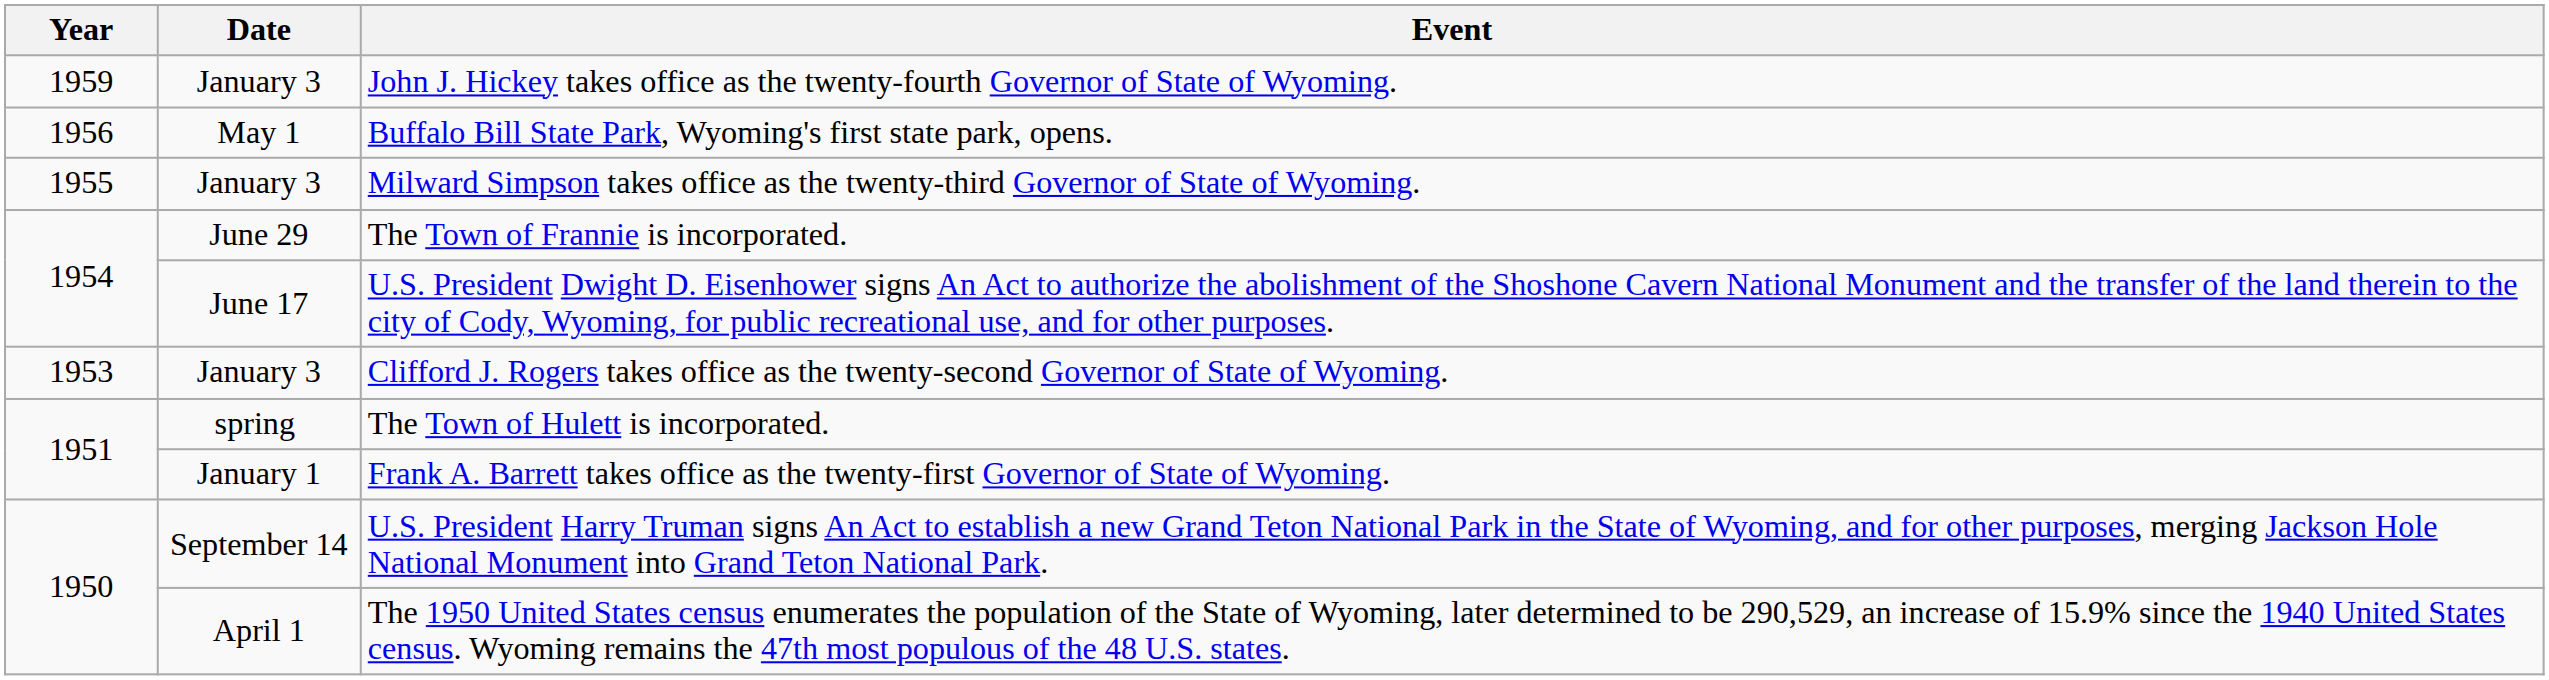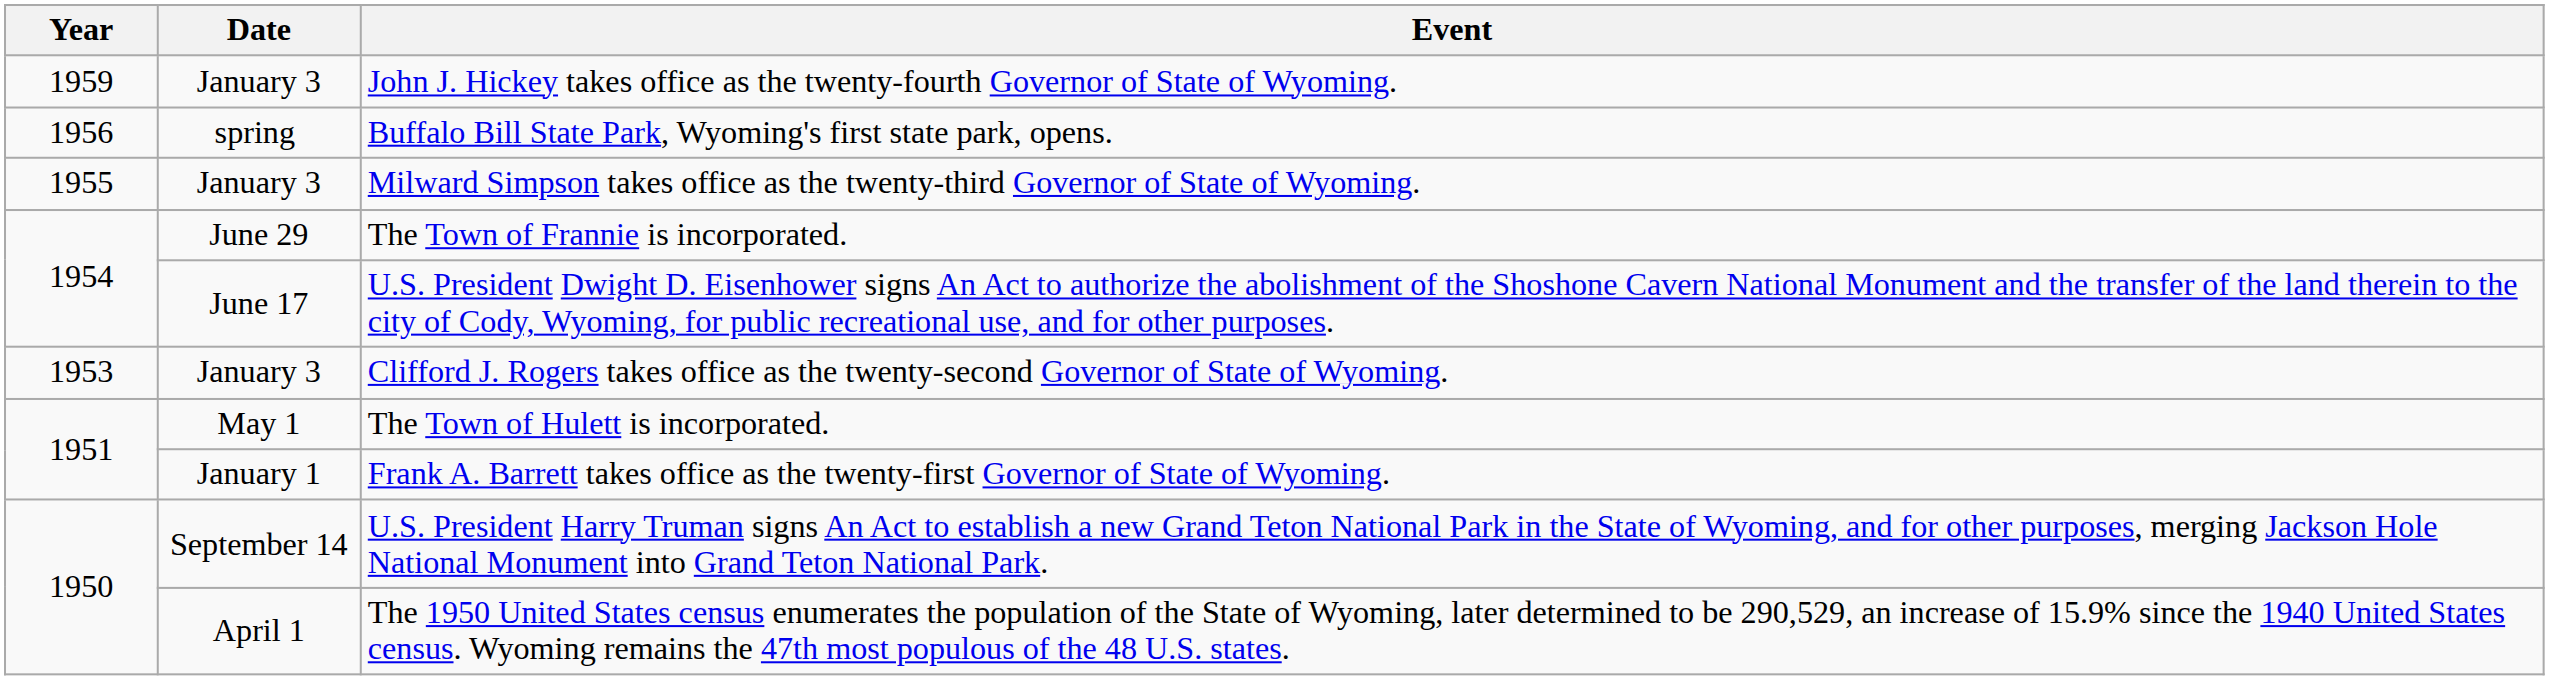(259, 132) May 1 -> (259, 132) spring
(259, 423) spring -> (259, 423) May 1
